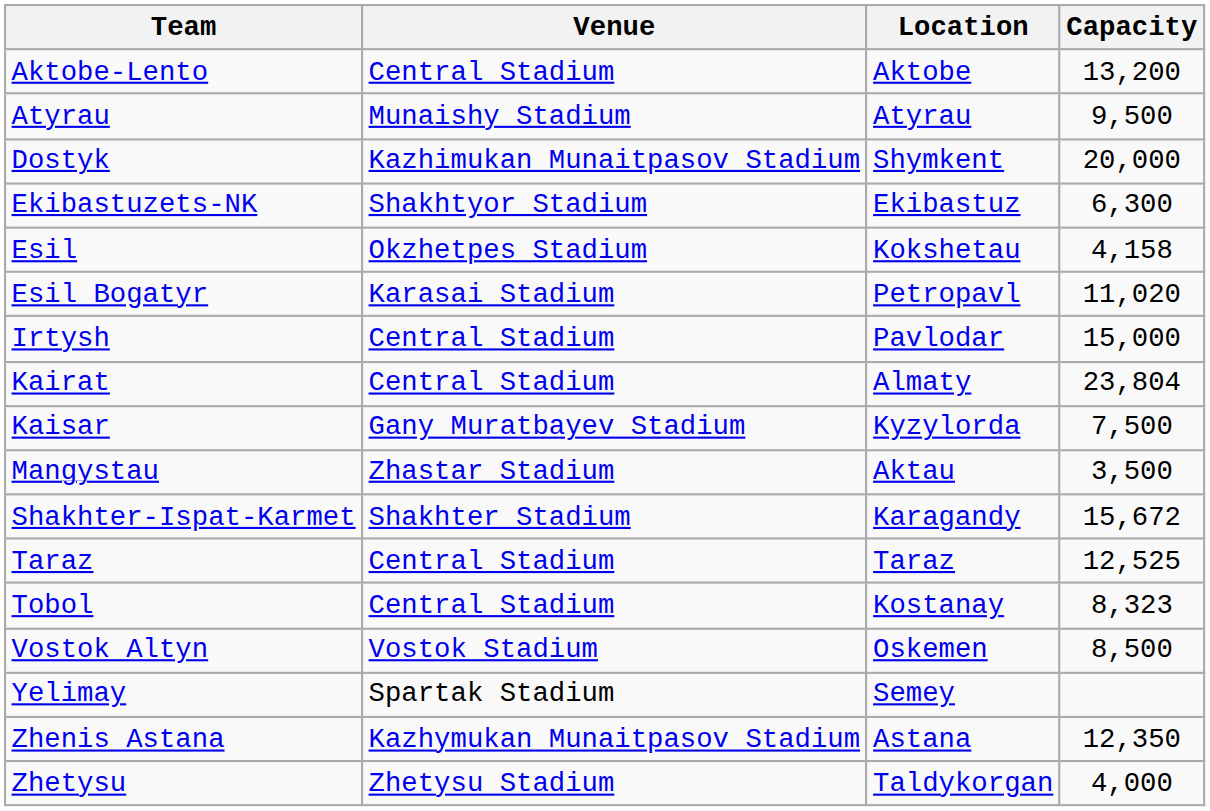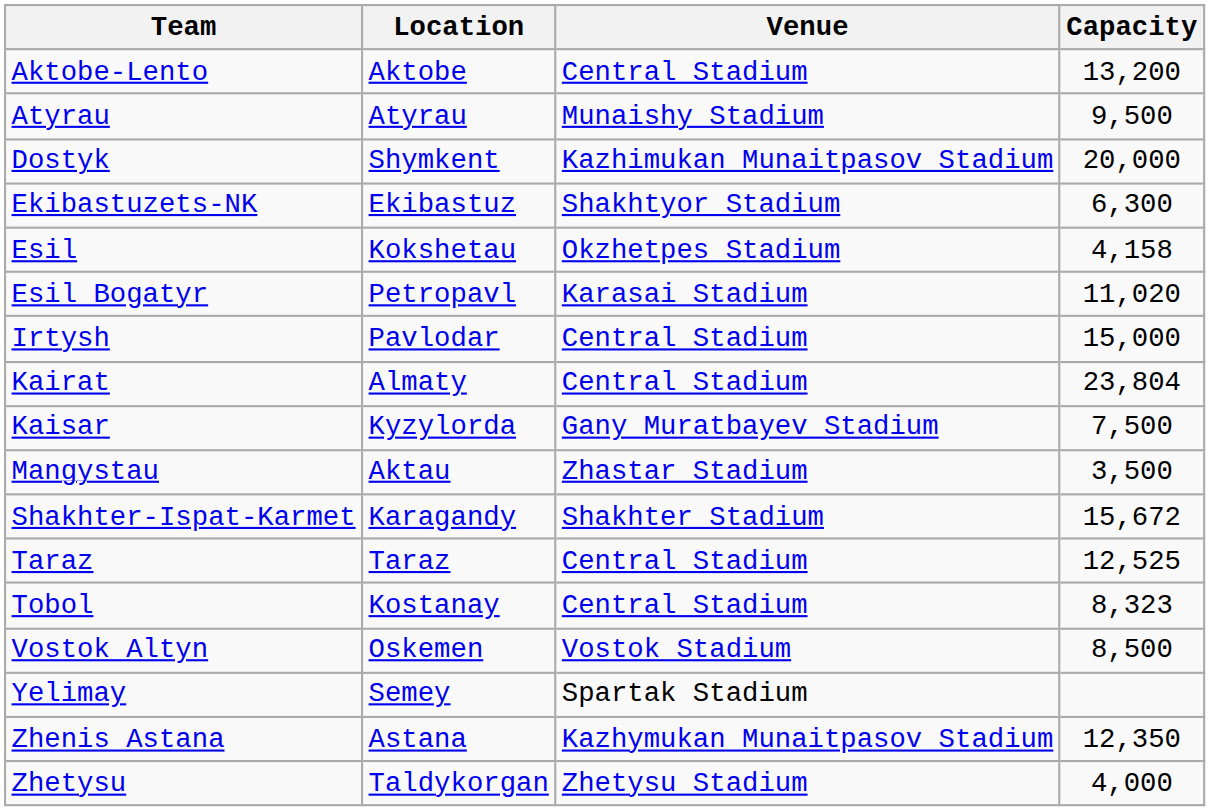columns swapped: (963, 27) <-> (614, 27)
